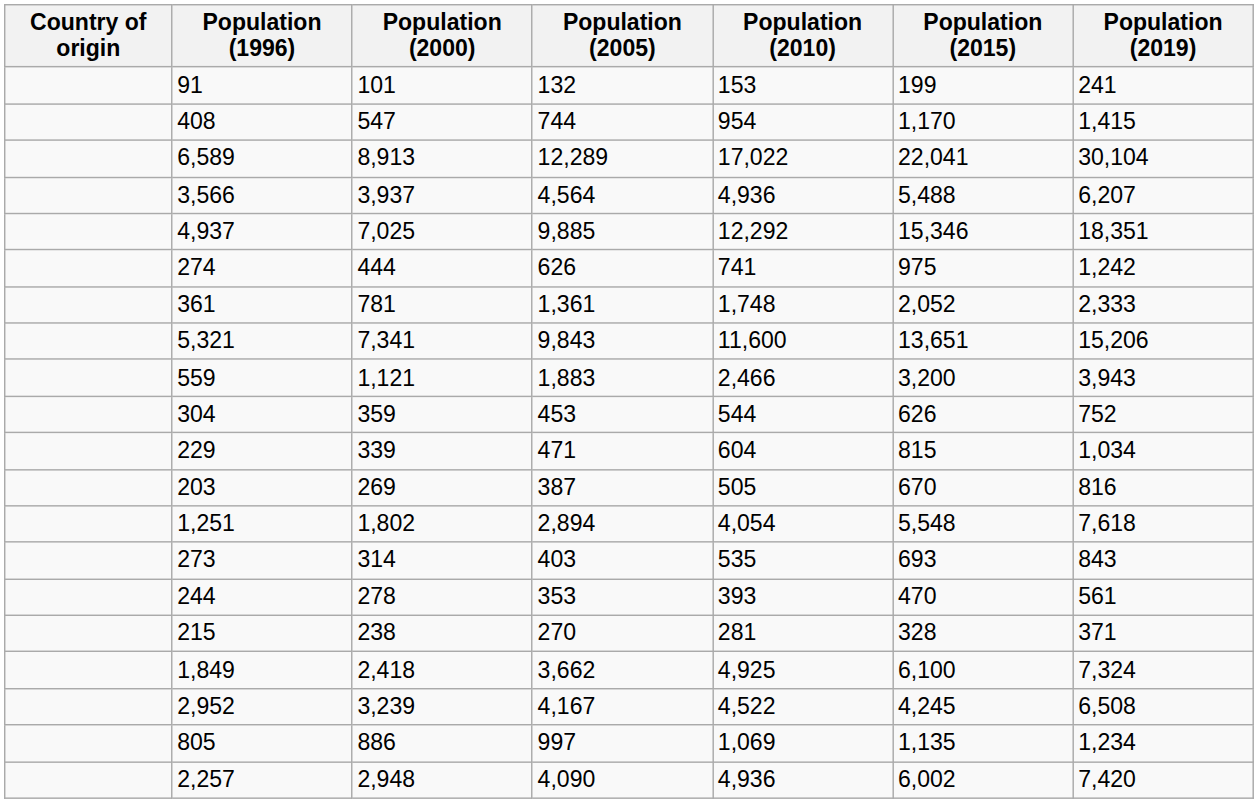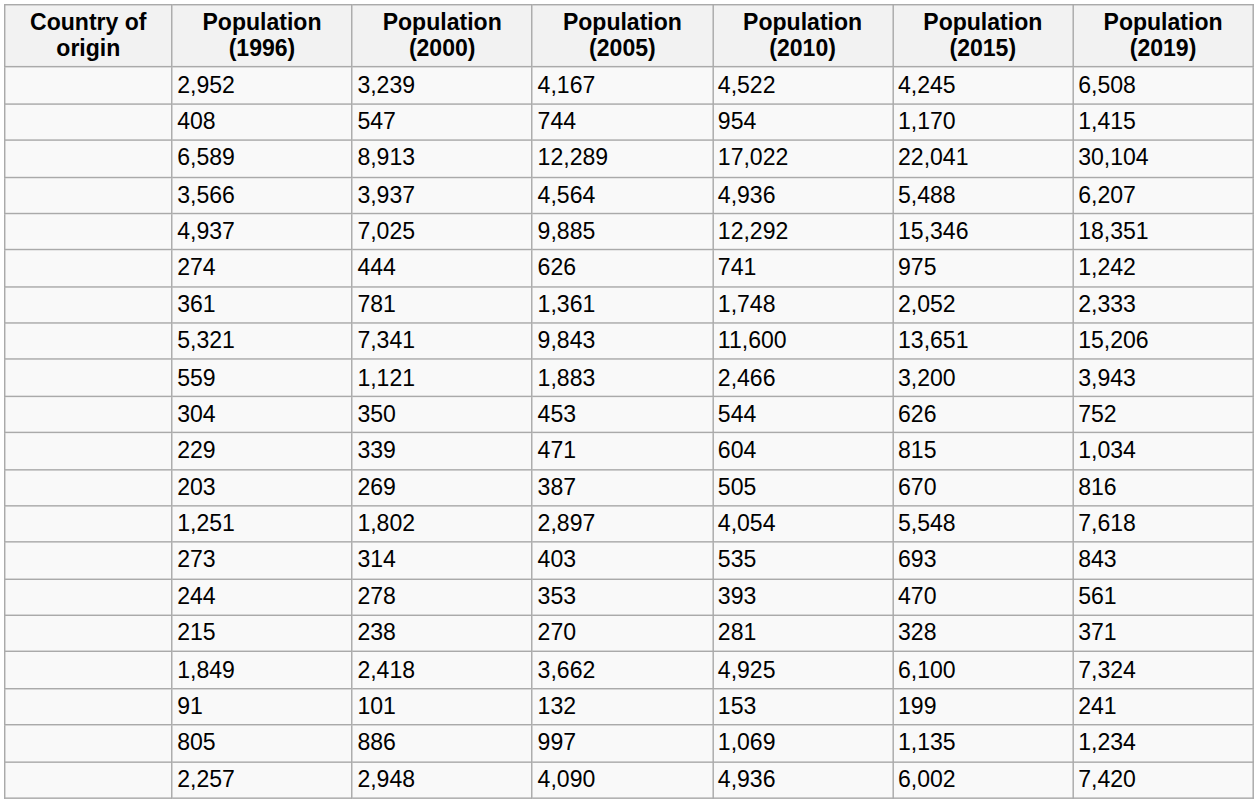rows swapped: (206, 706) <-> (190, 85)
(377, 414) 359 -> (377, 414) 350
(566, 523) 2,894 -> (566, 523) 2,897
